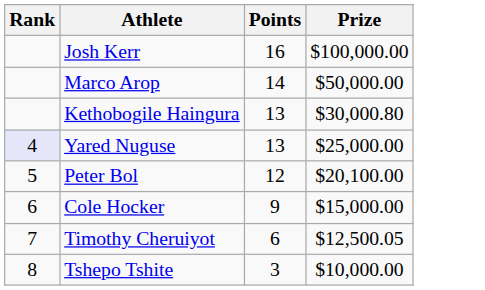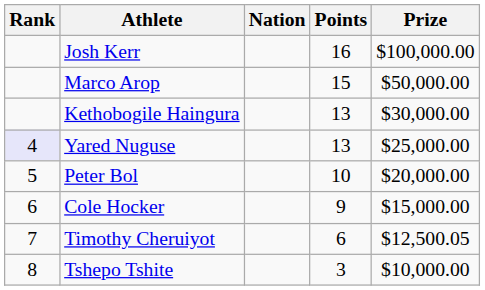+ column: (277, 20)
(275, 82) 14 -> (341, 82) 15
(359, 113) $30,000.80 -> (425, 113) $30,000.00
(275, 176) 12 -> (341, 176) 10
(359, 176) $20,100.00 -> (425, 176) $20,000.00
